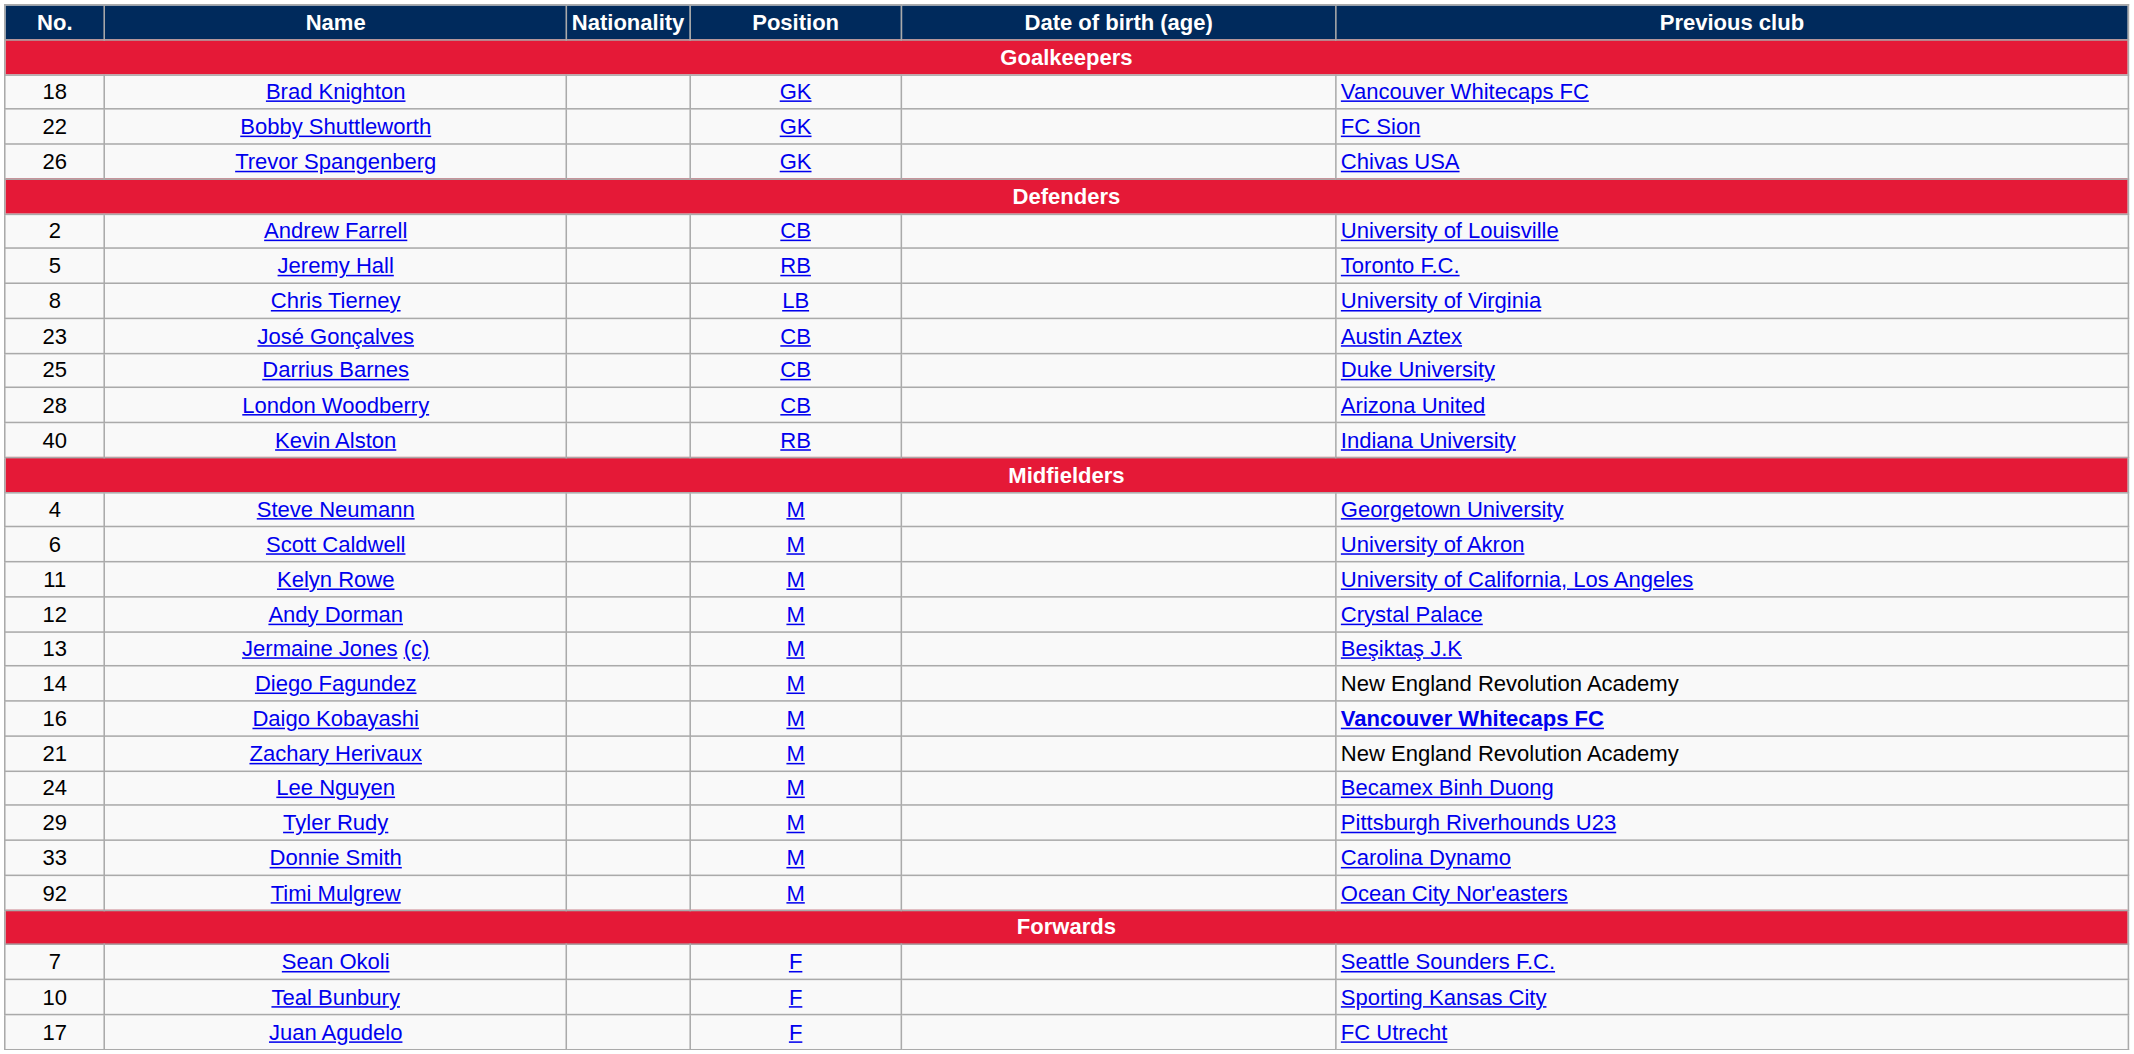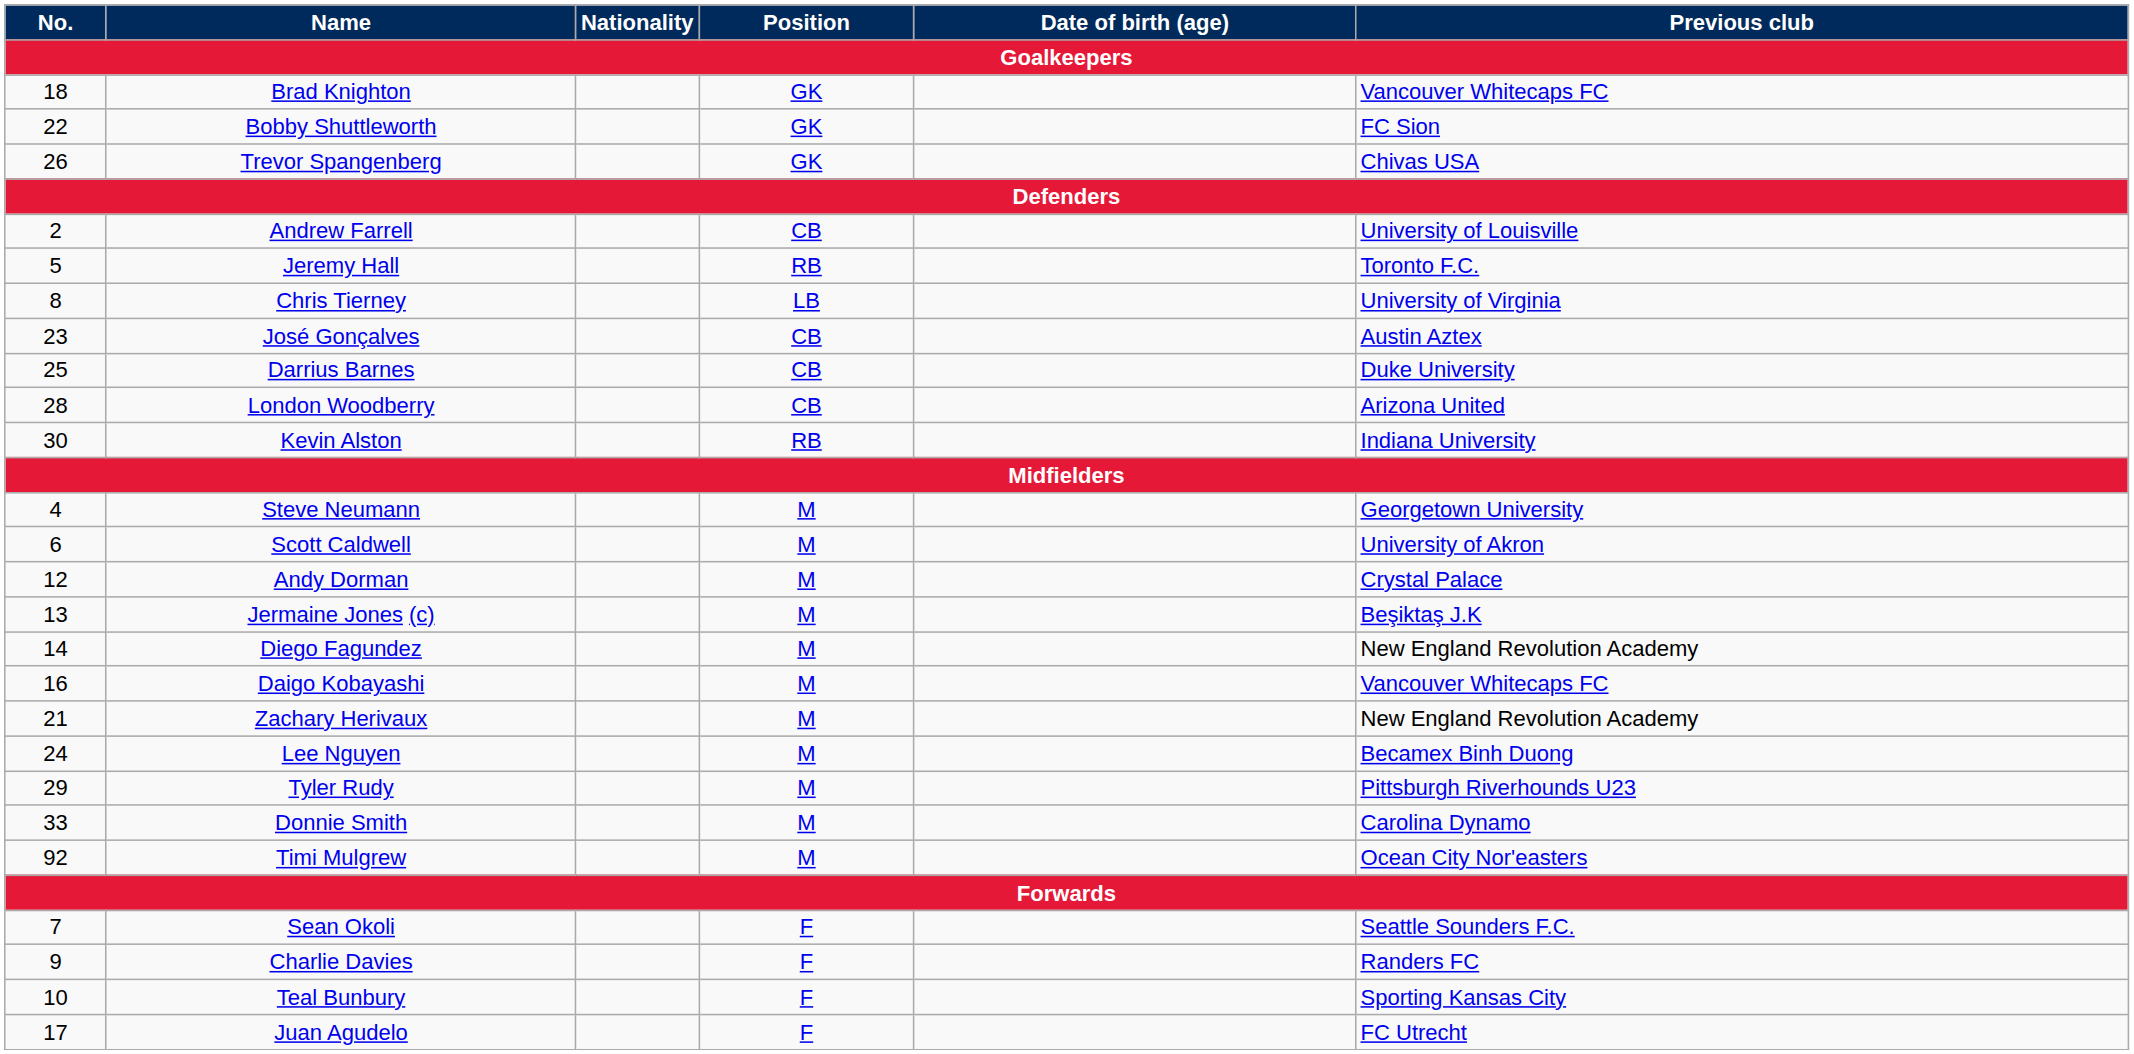(55, 440) 40 -> (56, 440) 30
- row: (336, 579)
(1472, 719) bold -> (1485, 684) normal
+ row: (341, 962)
